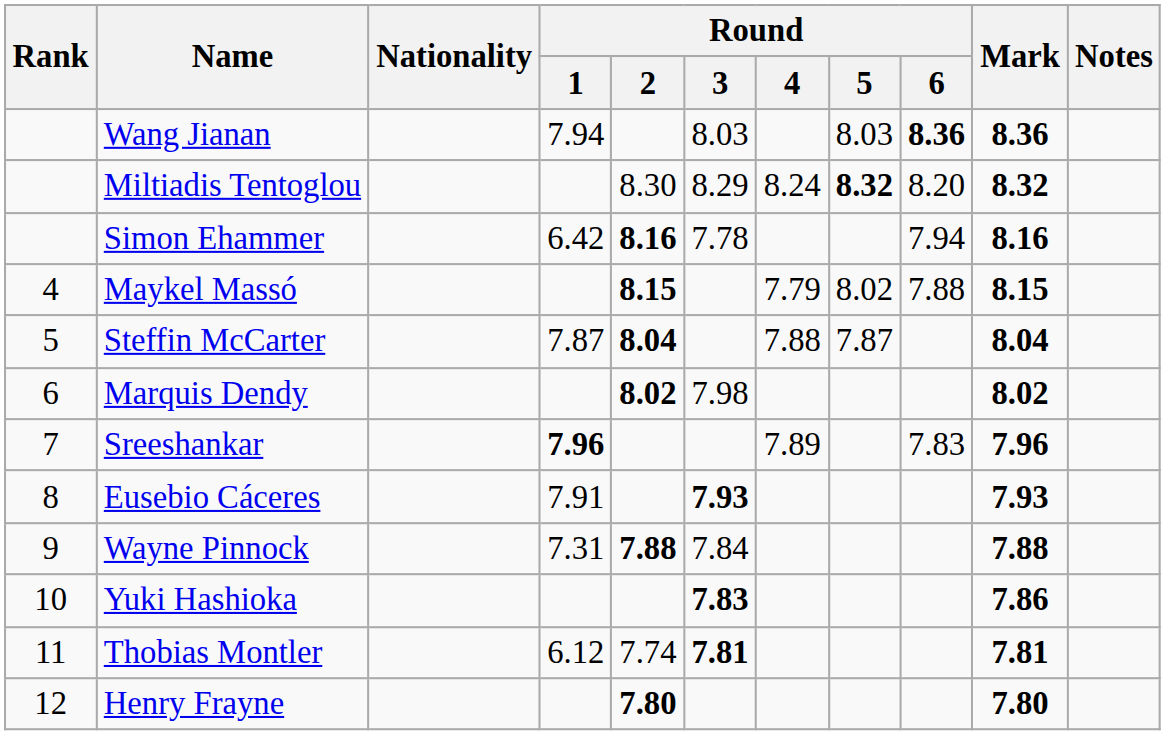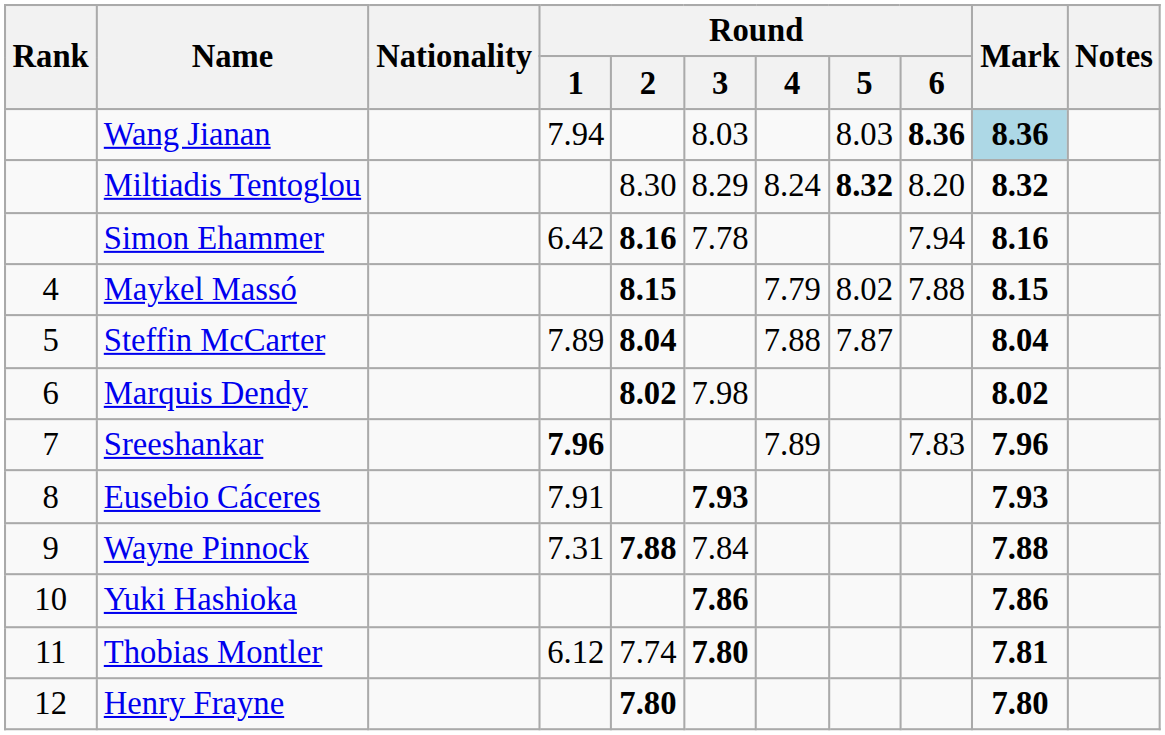(1020, 133) no background -> (1020, 133) lightblue background
(576, 340) 7.87 -> (576, 340) 7.89
(720, 599) 7.83 -> (720, 599) 7.86
(720, 651) 7.81 -> (720, 651) 7.80
